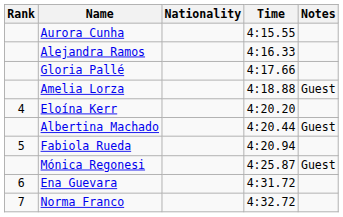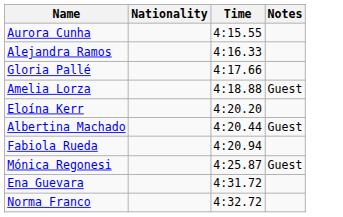- column: (21, 14)
